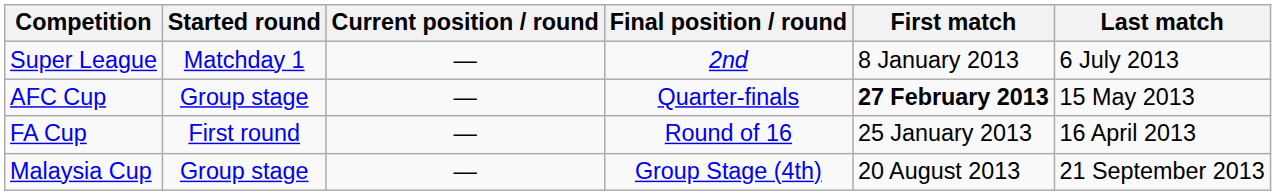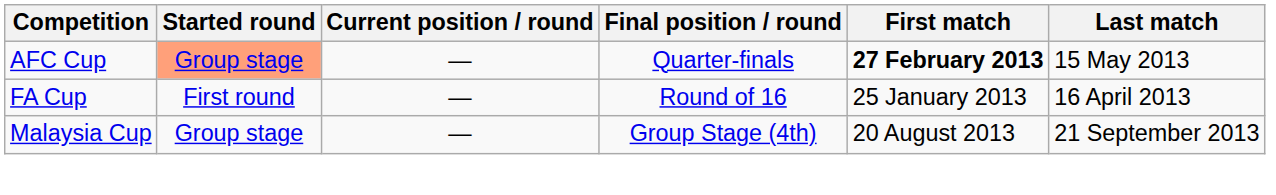- row: (84, 60)
(244, 97) no background -> (239, 60) lightsalmon background
